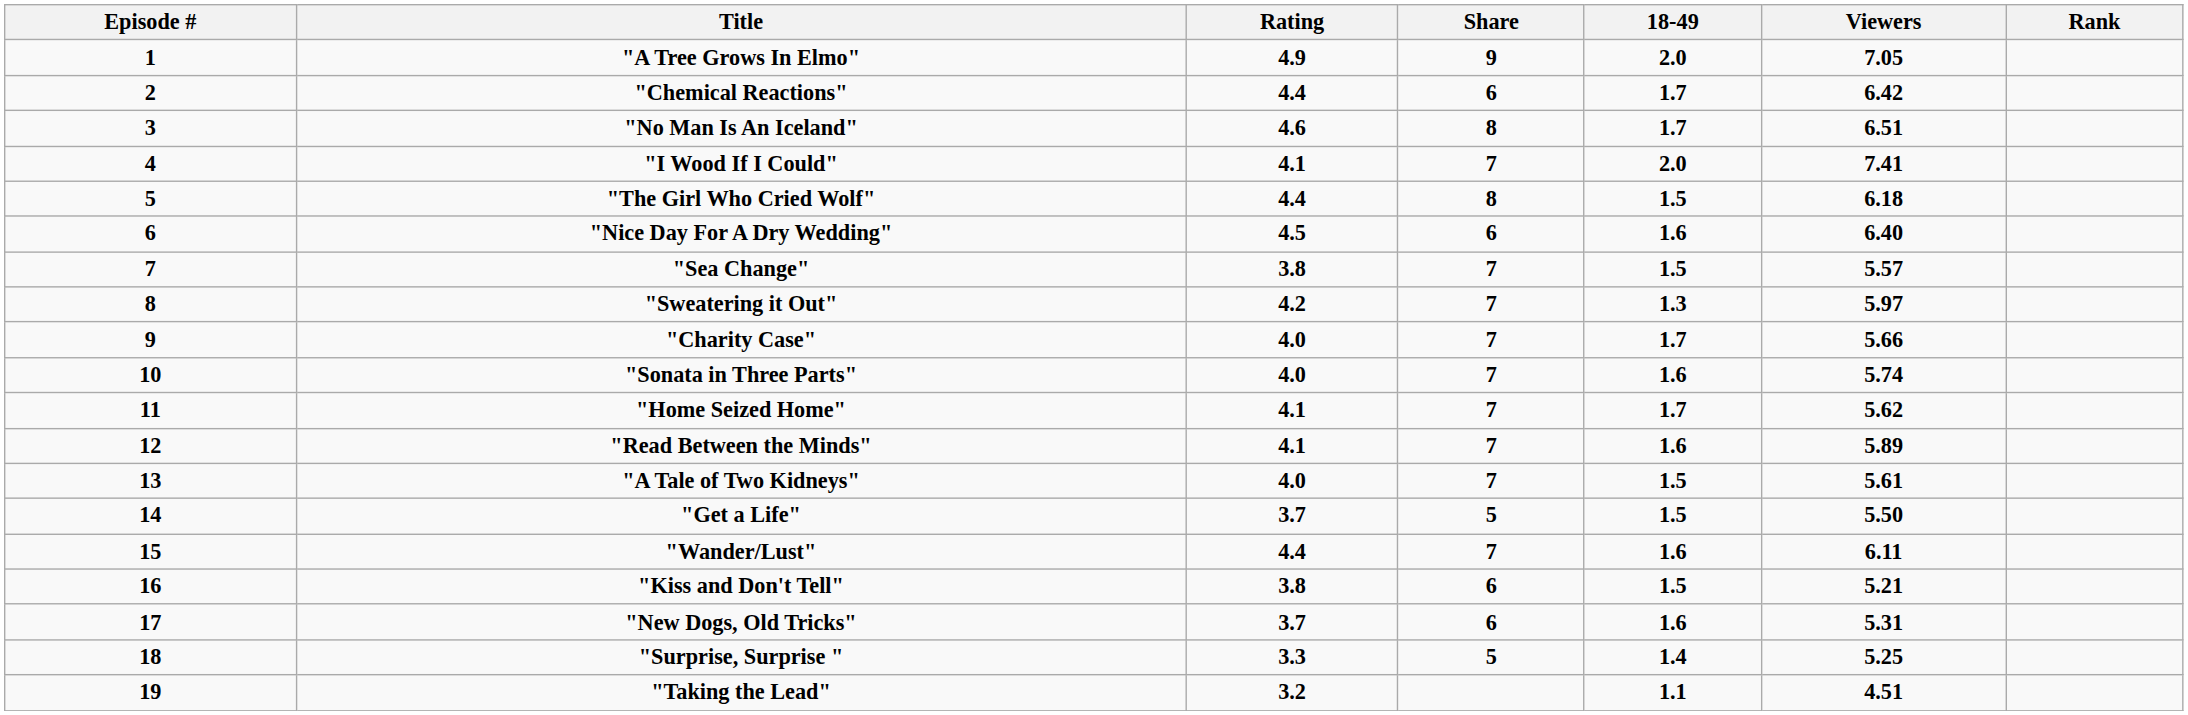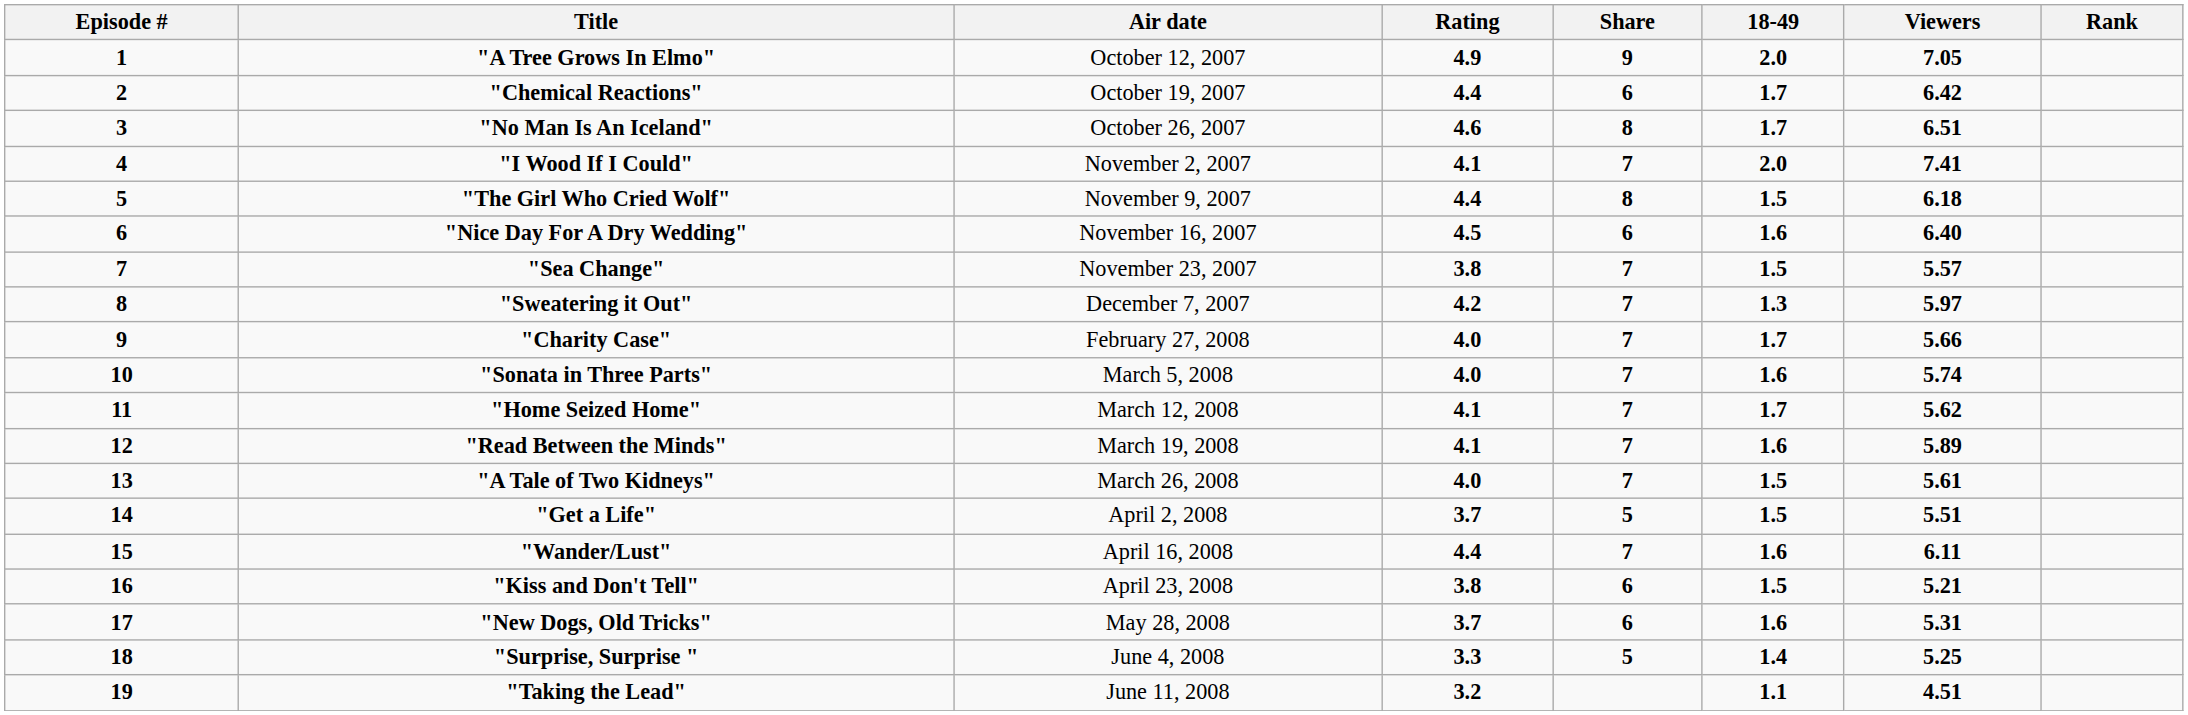+ column: (1168, 22)
(1884, 515) 5.50 -> (1943, 515) 5.51
